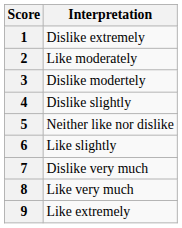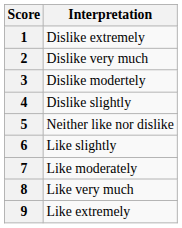(92, 59) Like moderately -> (97, 59) Dislike very much
(97, 168) Dislike very much -> (92, 168) Like moderately
